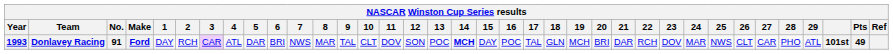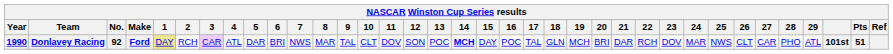(17, 42) 1993 -> (17, 42) 1990
(116, 42) 91 -> (116, 42) 92
(165, 42) no background -> (165, 42) khaki background
(860, 42) 49 -> (860, 42) 51
